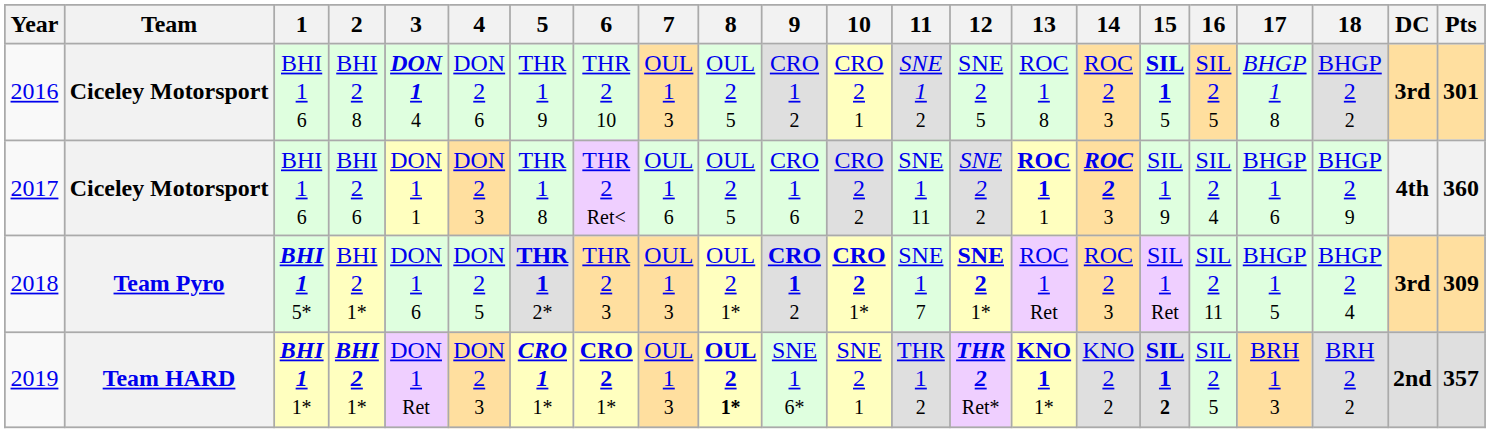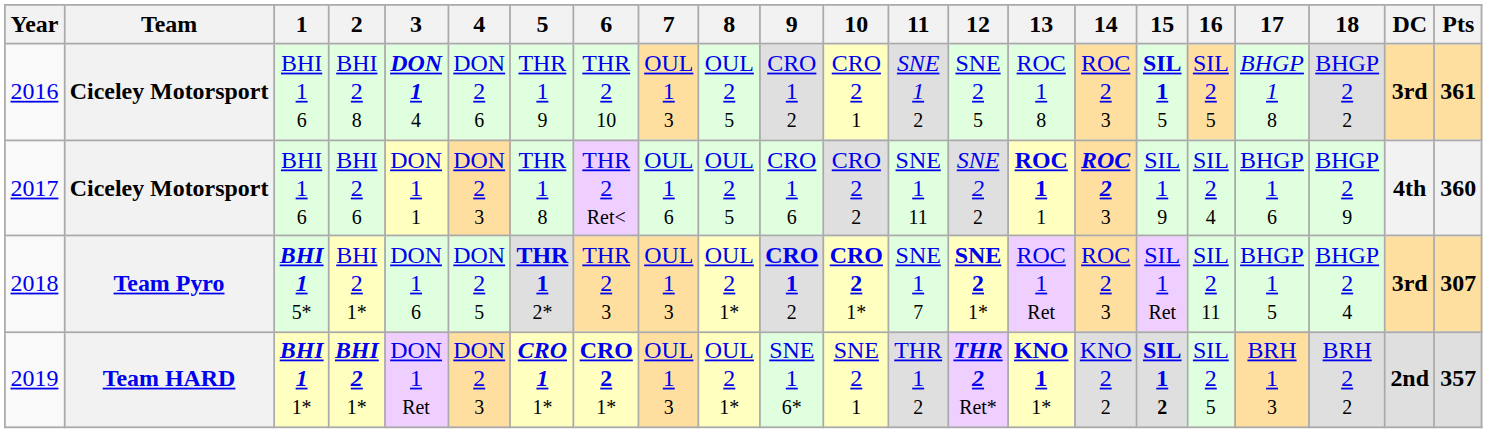(1461, 91) 301 -> (1458, 91) 361
(1461, 283) 309 -> (1458, 283) 307
(731, 378) bold -> (729, 378) normal
